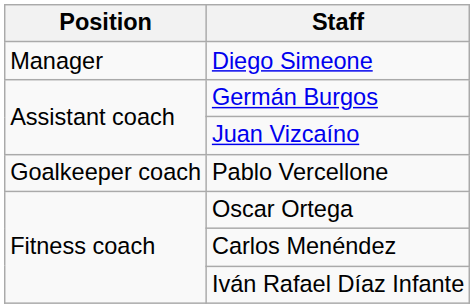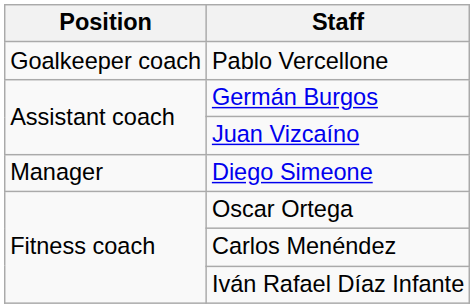rows swapped: (292, 60) <-> (300, 172)
